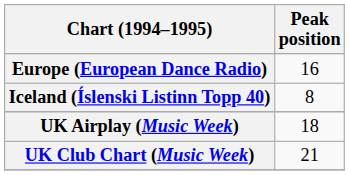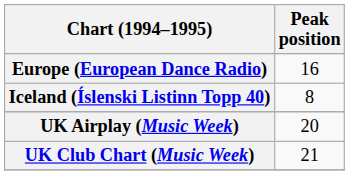(310, 126) 18 -> (310, 126) 20
